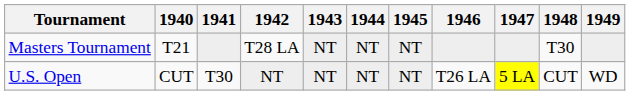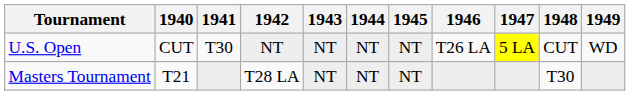rows swapped: (80, 47) <-> (45, 76)
